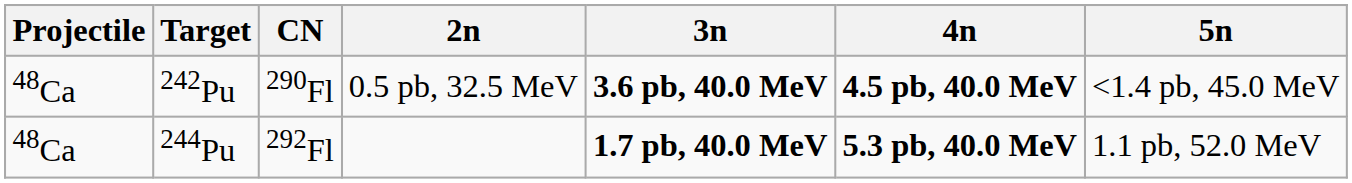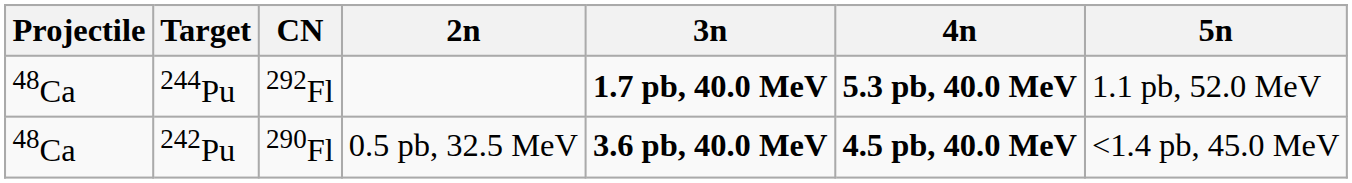rows swapped: (198, 86) <-> (198, 146)
